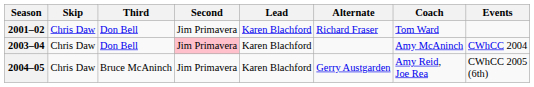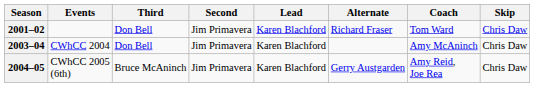columns swapped: (73, 12) <-> (498, 12)
(207, 45) pink background -> (221, 45) no background
